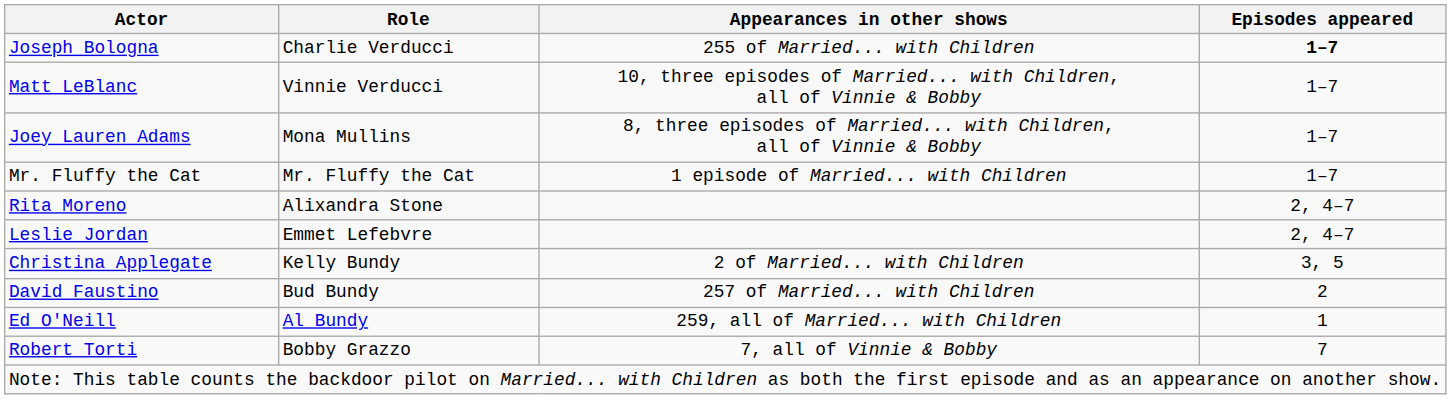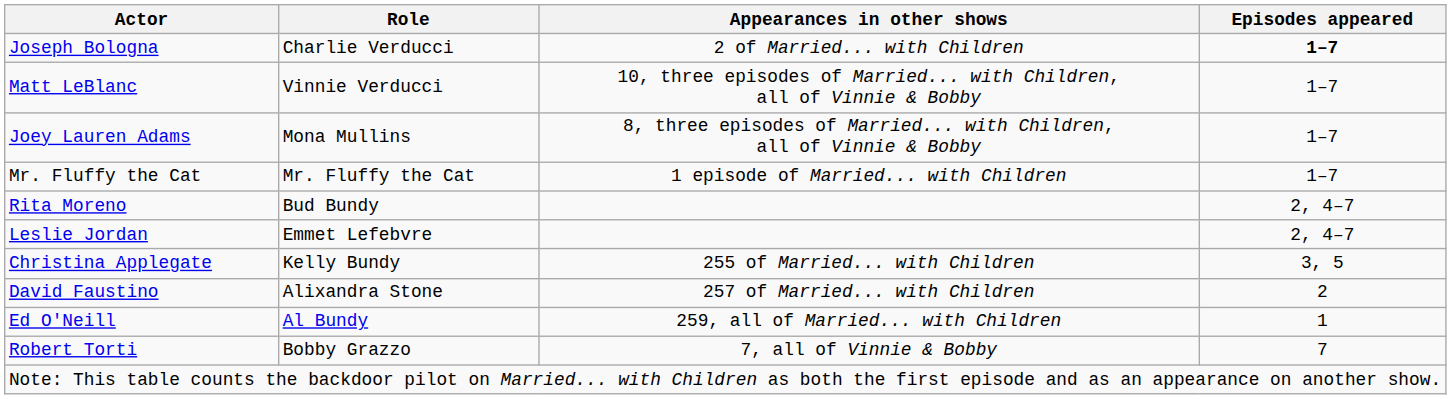(869, 48) 255 of Married... with Children -> (869, 48) 2 of Married... with Children
(363, 205) Alixandra Stone -> (331, 205) Bud Bundy
(869, 263) 2 of Married... with Children -> (869, 263) 255 of Married... with Children
(331, 293) Bud Bundy -> (363, 293) Alixandra Stone
